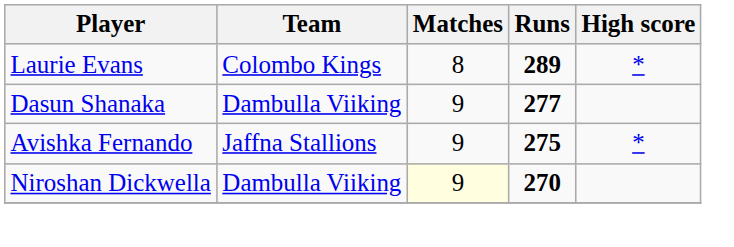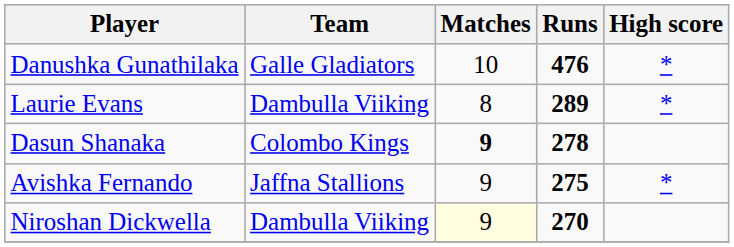+ row: (125, 63)
(302, 63) Colombo Kings -> (340, 103) Dambulla Viiking
(312, 103) Dambulla Viiking -> (329, 143) Colombo Kings
(458, 103) normal -> (486, 143) bold
(542, 103) 277 -> (570, 143) 278
